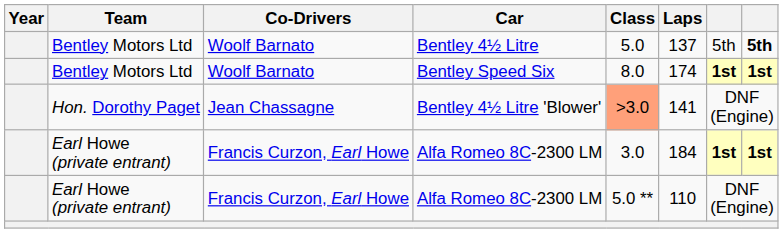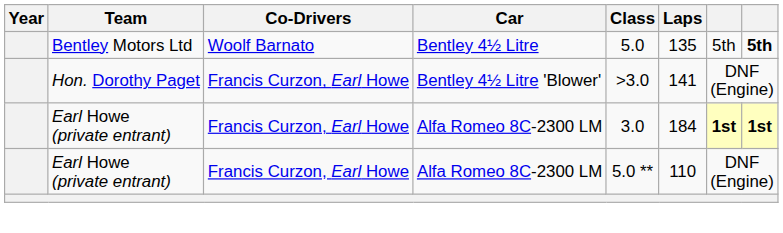(683, 45) 137 -> (683, 45) 135
- row: (122, 72)
(271, 107) Jean Chassagne -> (308, 81) Francis Curzon, Earl Howe
(633, 107) lightsalmon background -> (633, 81) no background
